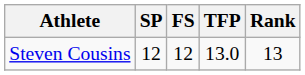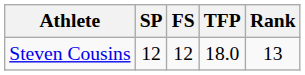(222, 53) 13.0 -> (222, 53) 18.0
